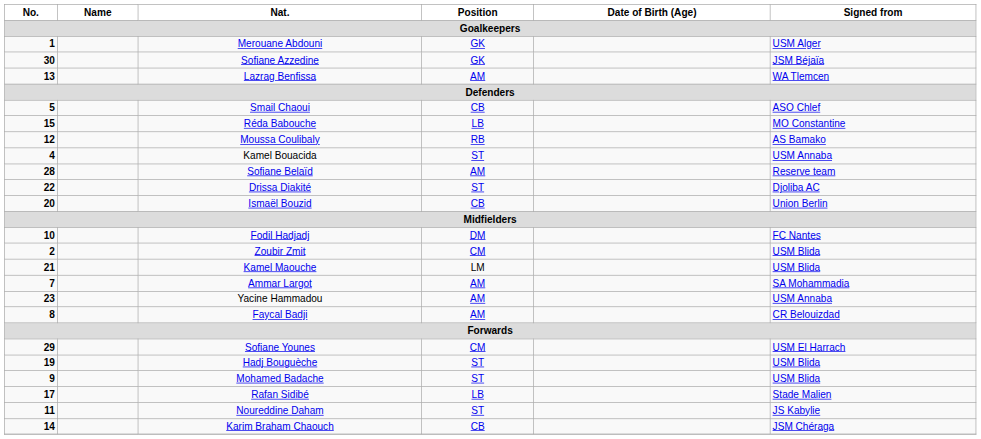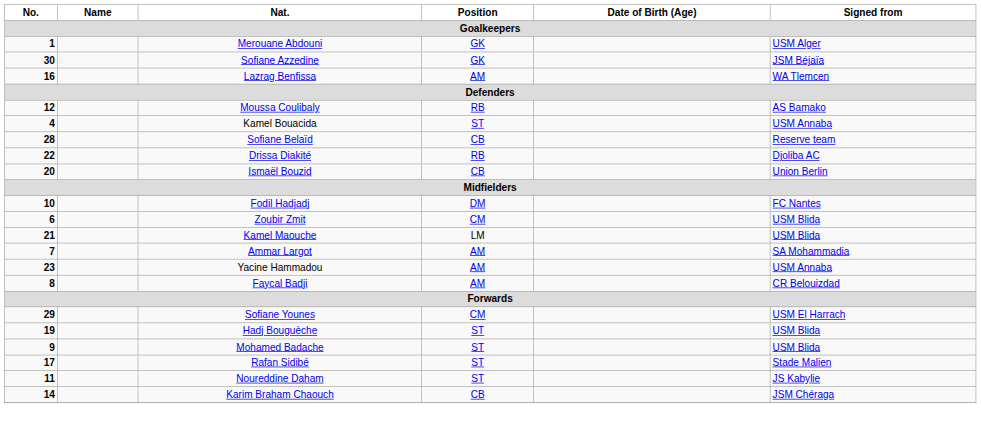(49, 76) 13 -> (49, 76) 16
- row: (280, 108)
- row: (280, 124)
(478, 172) AM -> (478, 140) CB
(478, 188) ST -> (478, 156) RB
(52, 252) 2 -> (52, 220) 6
(478, 395) LB -> (478, 363) ST
